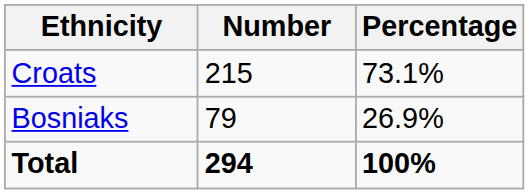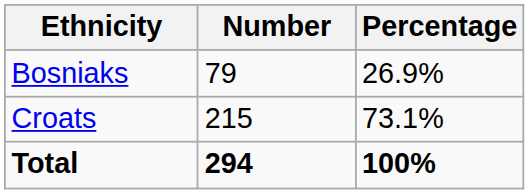rows swapped: (54, 73) <-> (70, 118)
